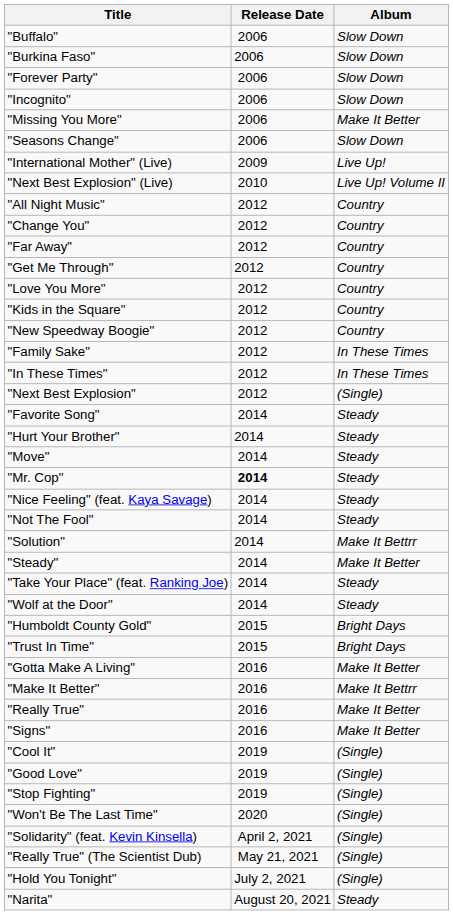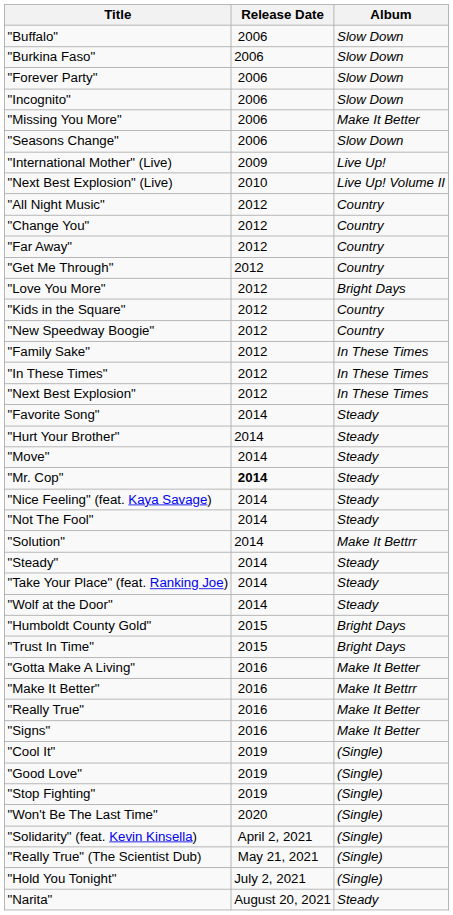(360, 288) Country -> (371, 288) Bright Days
(360, 394) (Single) -> (383, 394) In These Times
(378, 562) Make It Better -> (358, 562) Steady
